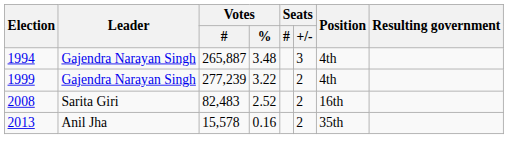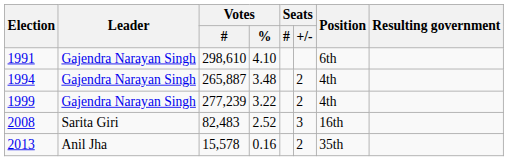+ row: (21, 58)
(300, 58) 3 -> (300, 79) 2
(300, 101) 2 -> (300, 123) 3
